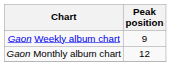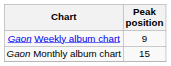(144, 54) 12 -> (144, 54) 15
